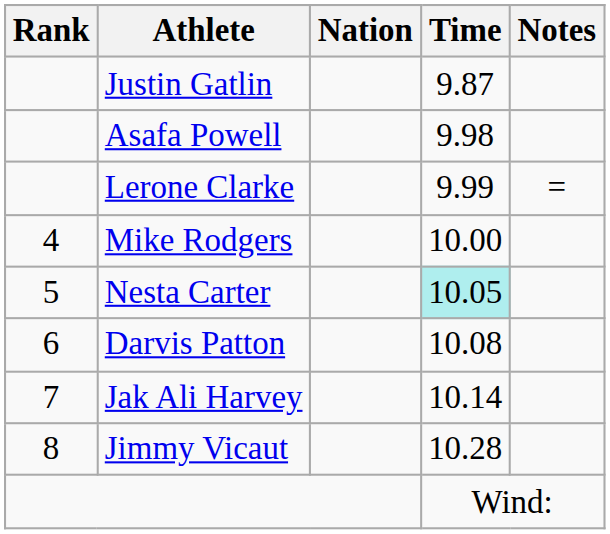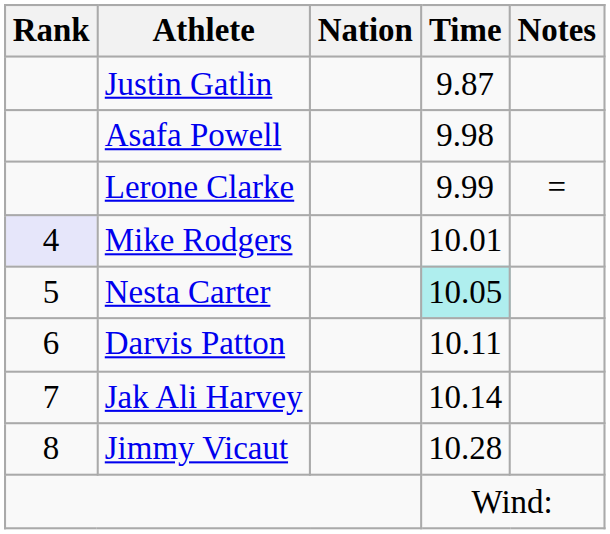(51, 239) no background -> (51, 239) lavender background
(465, 239) 10.00 -> (465, 239) 10.01
(465, 344) 10.08 -> (465, 344) 10.11
